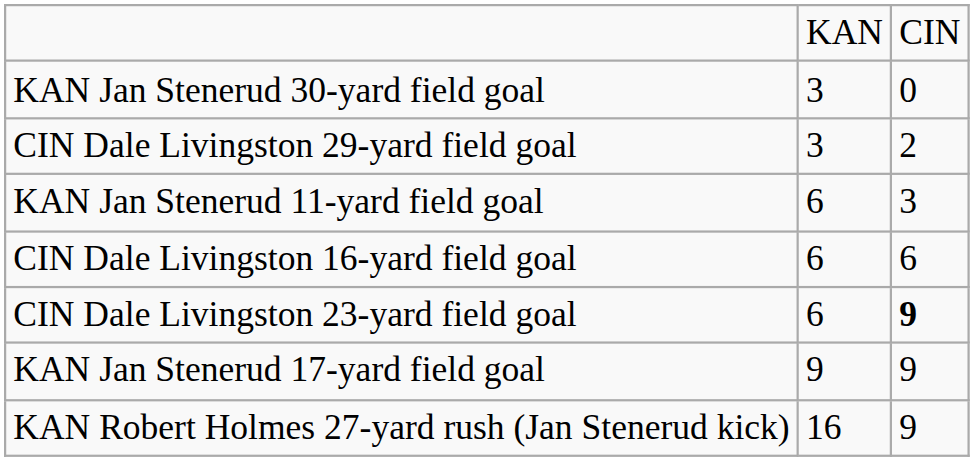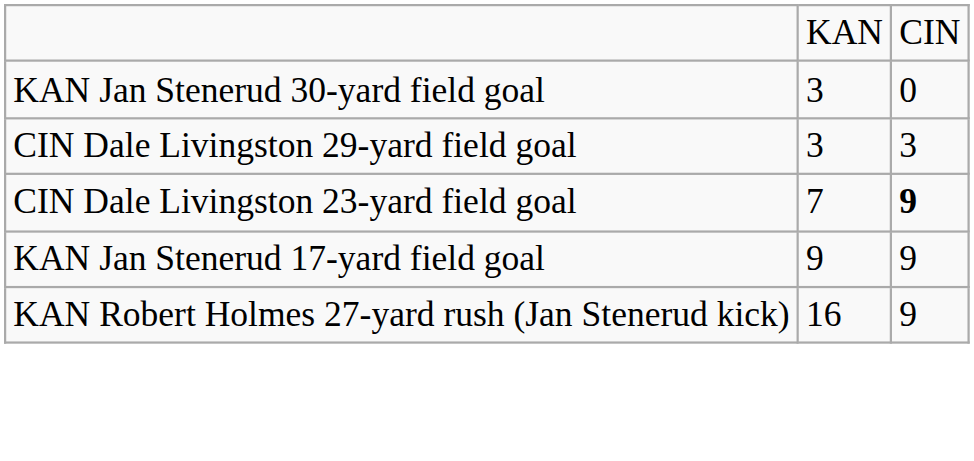(908, 145) 2 -> (908, 145) 3
- row: (278, 201)
- row: (295, 257)
(815, 314) 6 -> (815, 201) 7
